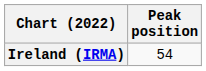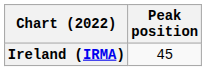(165, 55) 54 -> (165, 55) 45
